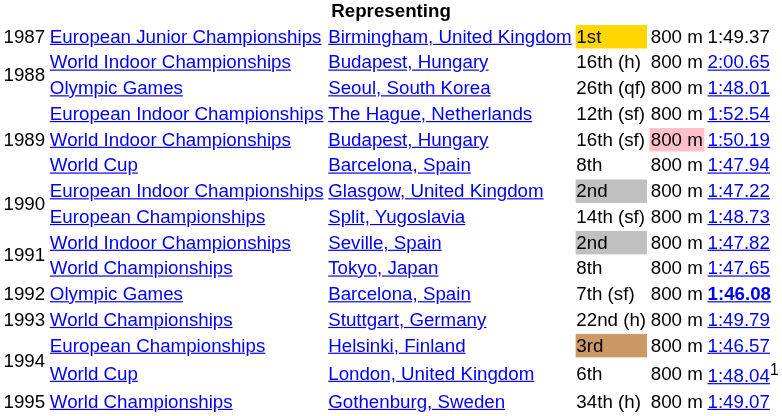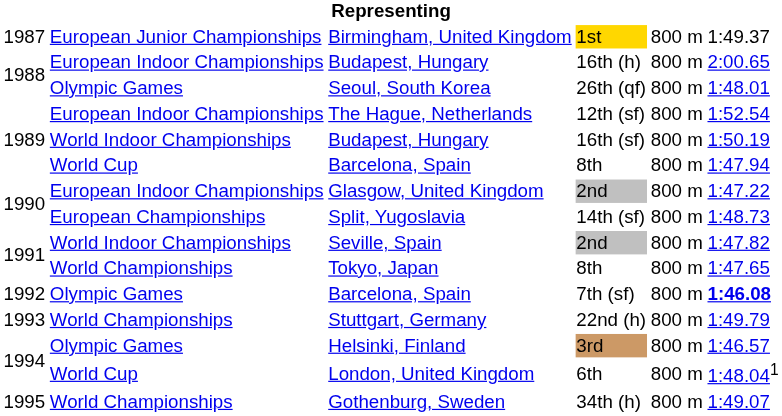(170, 62) World Indoor Championships -> (187, 62) European Indoor Championships
(677, 139) pink background -> (677, 139) no background
(158, 345) European Championships -> (116, 345) Olympic Games
